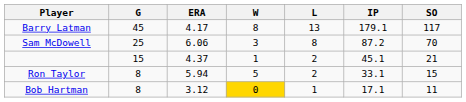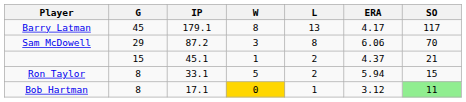columns swapped: (373, 12) <-> (197, 12)
(138, 43) 25 -> (138, 43) 29
(432, 89) no background -> (432, 89) lightgreen background
